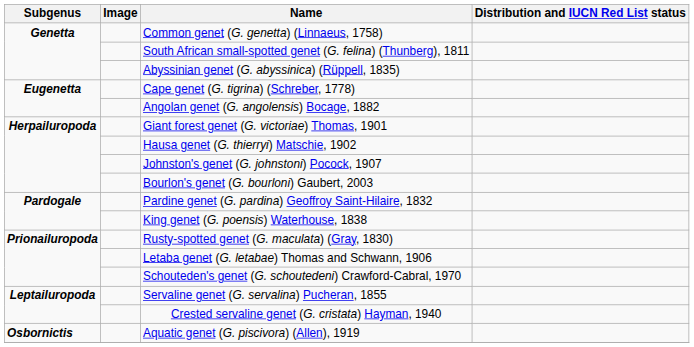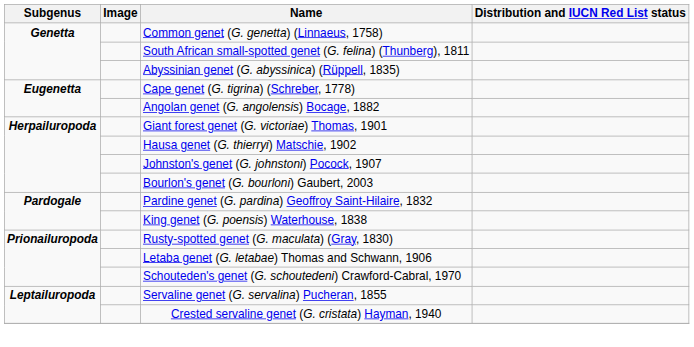- row: (251, 333)
